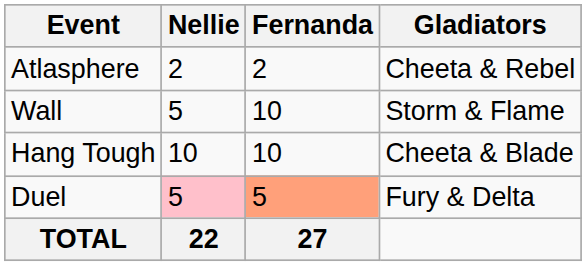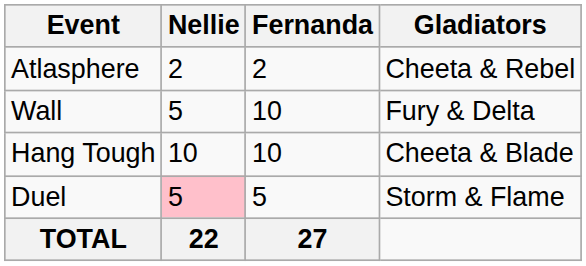(475, 111) Storm & Flame -> (460, 111) Fury & Delta
(259, 196) lightsalmon background -> (259, 196) no background
(460, 196) Fury & Delta -> (475, 196) Storm & Flame
